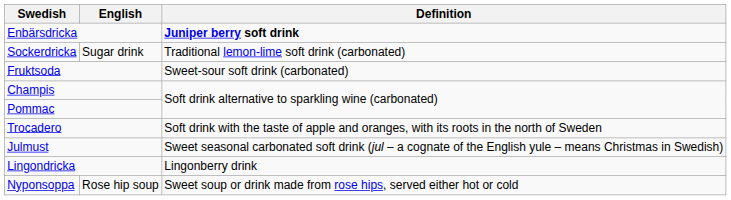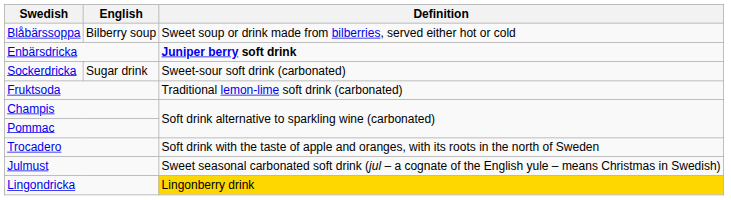+ row: (44, 33)
(285, 52) Traditional lemon-lime soft drink (carbonated) -> (254, 71) Sweet-sour soft drink (carbonated)
(256, 71) Sweet-sour soft drink (carbonated) -> (282, 90) Traditional lemon-lime soft drink (carbonated)
(211, 166) no background -> (208, 185) gold background
- row: (41, 185)
